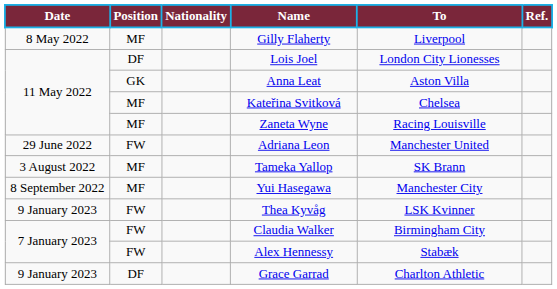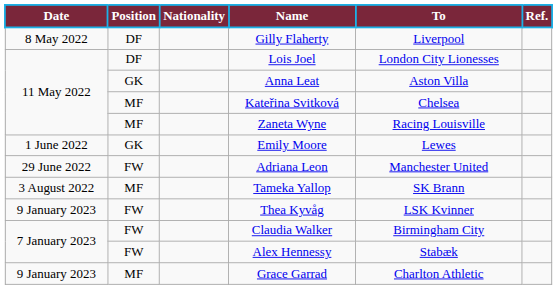(136, 38) MF -> (134, 38) DF
+ row: (292, 145)
- row: (294, 188)
(136, 273) DF -> (134, 273) MF
